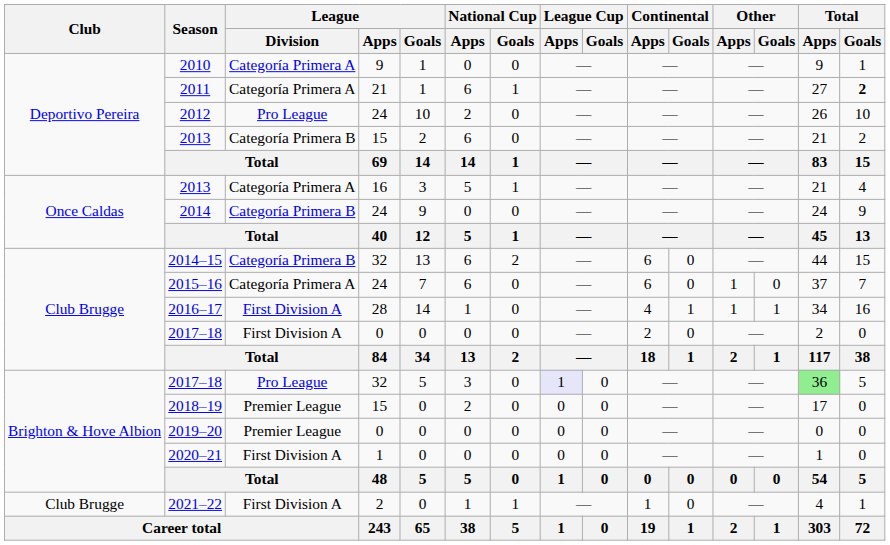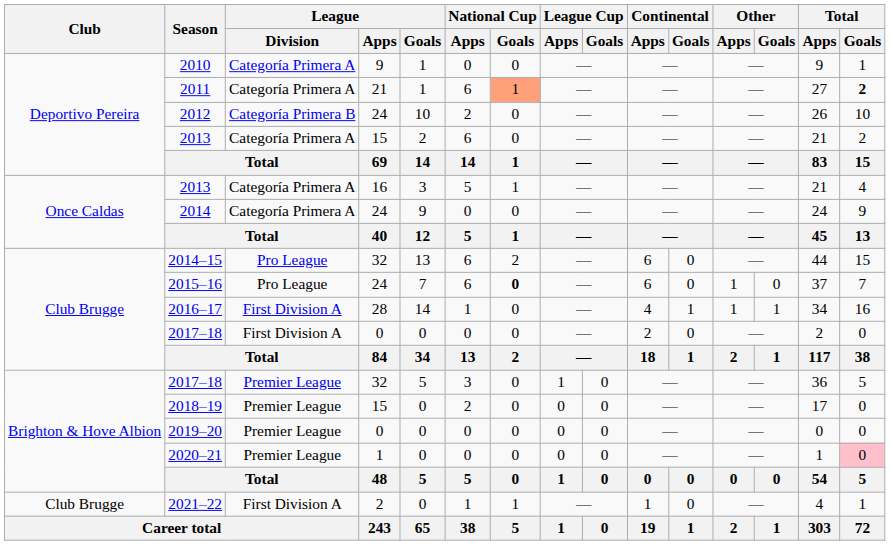(515, 89) no background -> (515, 89) lightsalmon background
(292, 114) Pro League -> (292, 114) Categoría Primera B
(292, 138) Categoría Primera B -> (292, 138) Categoría Primera A
(292, 211) Categoría Primera B -> (292, 211) Categoría Primera A
(292, 260) Categoría Primera B -> (292, 260) Pro League
(292, 284) Categoría Primera A -> (292, 284) Pro League
(515, 284) normal -> (515, 284) bold
(292, 382) Pro League -> (292, 382) Premier League
(561, 382) lavender background -> (561, 382) no background
(819, 382) lightgreen background -> (819, 382) no background
(292, 455) First Division A -> (292, 455) Premier League
(862, 455) no background -> (862, 455) pink background
